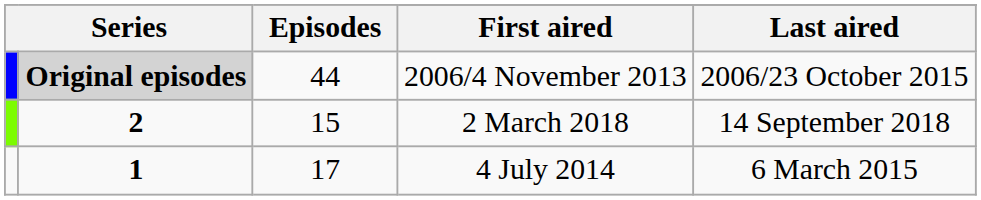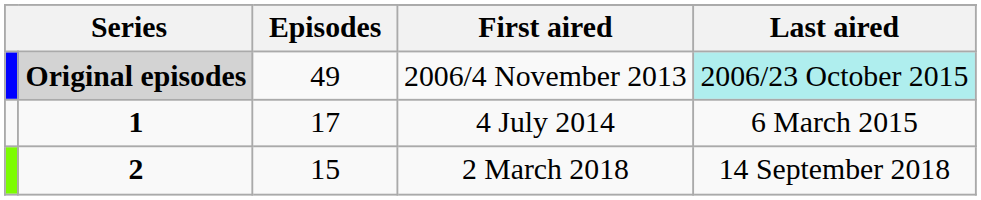(325, 75) 44 -> (325, 75) 49
(834, 75) no background -> (834, 75) paleturquoise background
rows swapped: (545, 169) <-> (545, 122)
